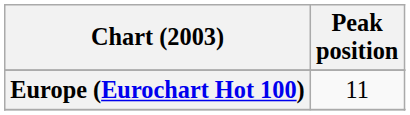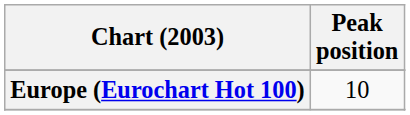(357, 89) 11 -> (357, 89) 10
